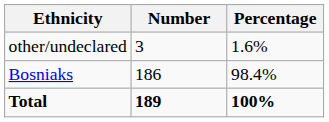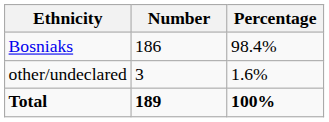rows swapped: (41, 74) <-> (68, 46)
